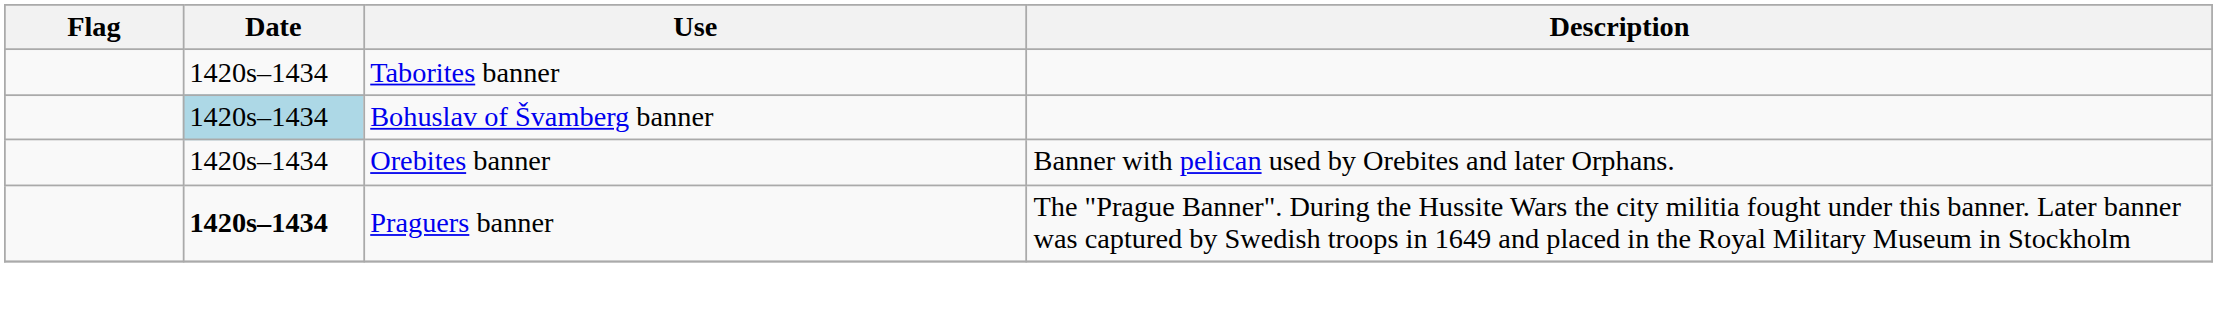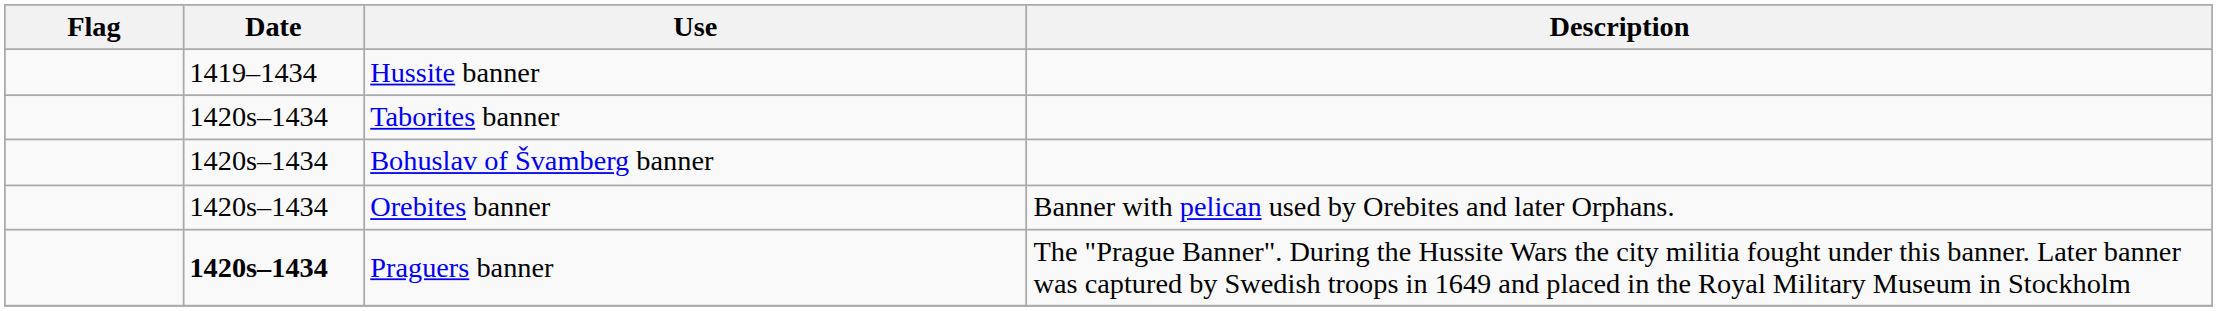+ row: (455, 71)
(259, 116) lightblue background -> (259, 161) no background
